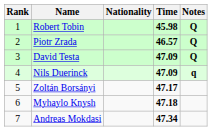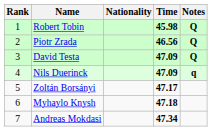(167, 42) 46.57 -> (167, 42) 46.56
